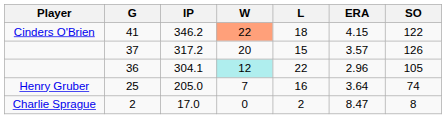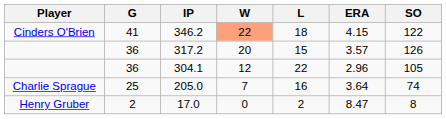(132, 50) 37 -> (132, 50) 36
(245, 68) paleturquoise background -> (245, 68) no background
(54, 86) Henry Gruber -> (54, 86) Charlie Sprague
(54, 104) Charlie Sprague -> (54, 104) Henry Gruber
